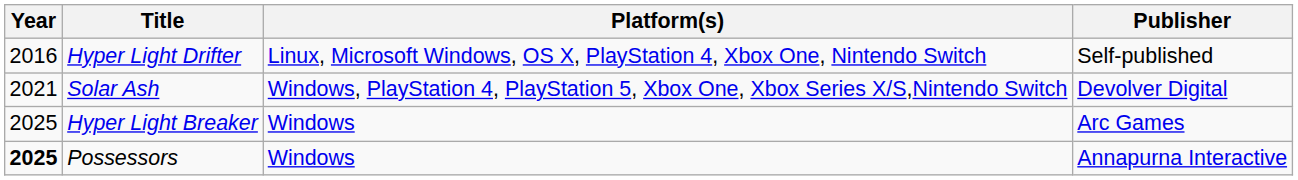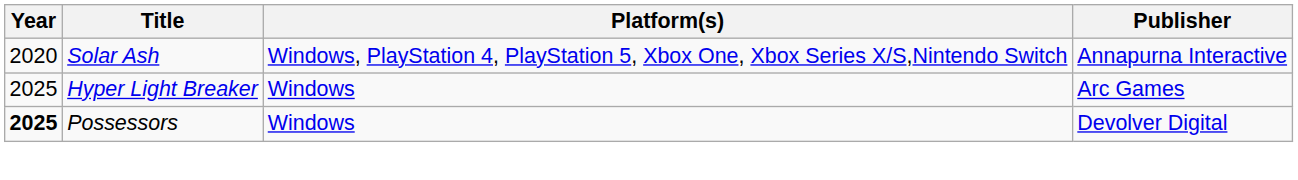- row: (154, 55)
(33, 89) 2021 -> (33, 55) 2020
(1152, 89) Devolver Digital -> (1182, 55) Annapurna Interactive
(1182, 157) Annapurna Interactive -> (1152, 123) Devolver Digital
